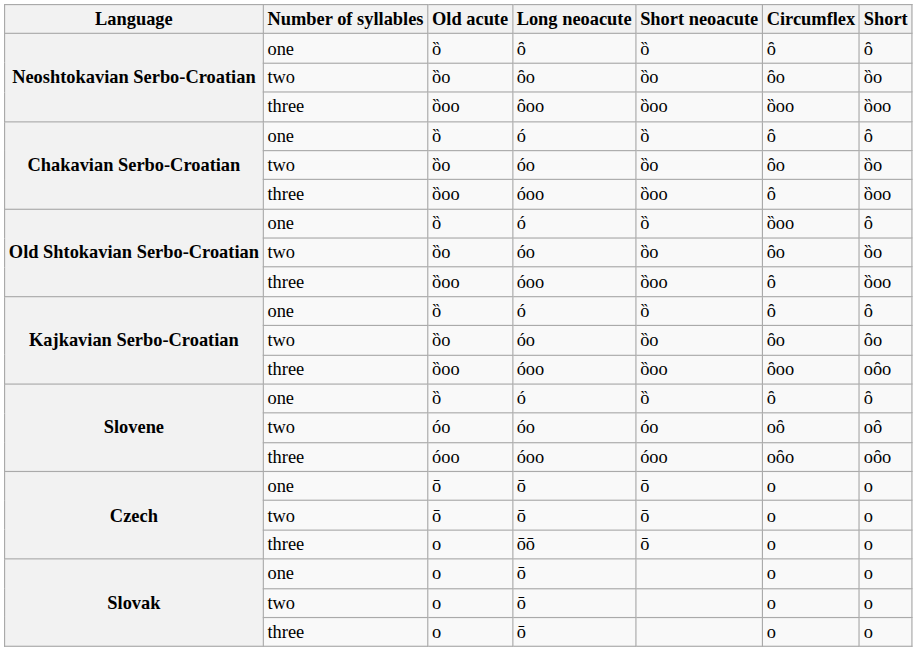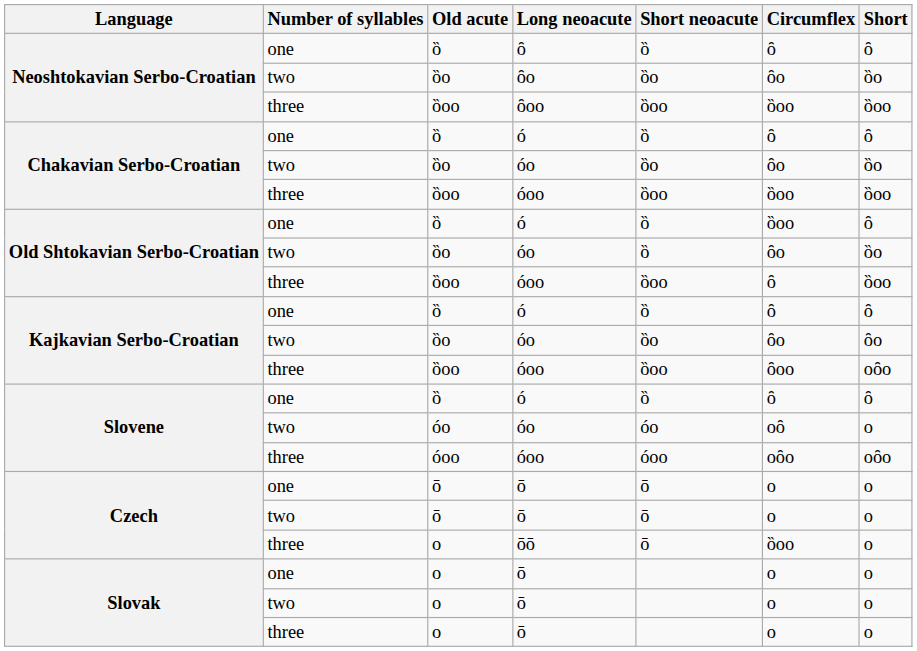(771, 194) ȏ -> (780, 194) ȍoo
(649, 252) ȍo -> (645, 252) ȍ
(873, 427) oȏ -> (868, 427) o
(776, 544) o -> (780, 544) ȍoo
